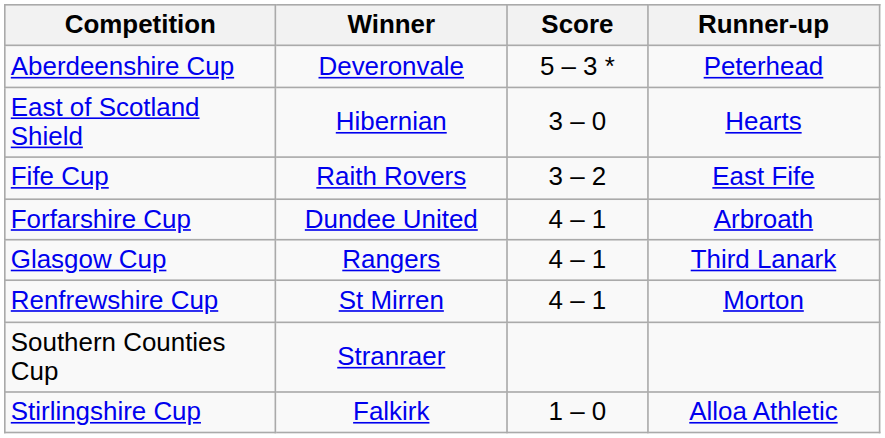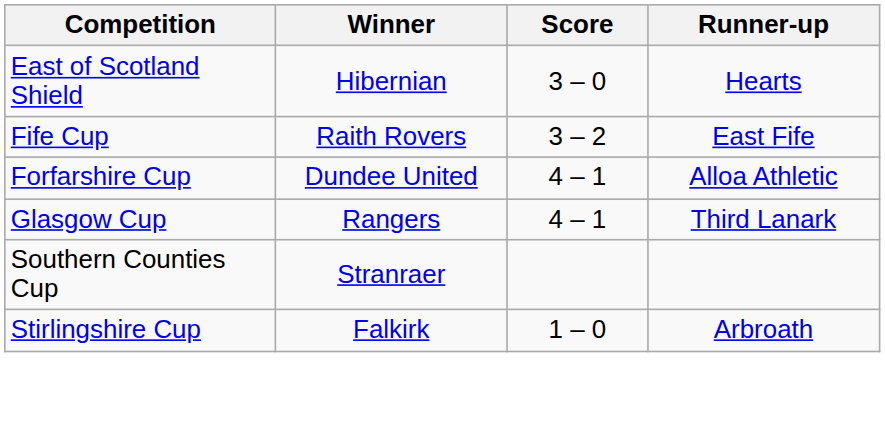- row: (122, 66)
(763, 218) Arbroath -> (763, 177) Alloa Athletic
- row: (115, 300)
(763, 412) Alloa Athletic -> (763, 330) Arbroath
